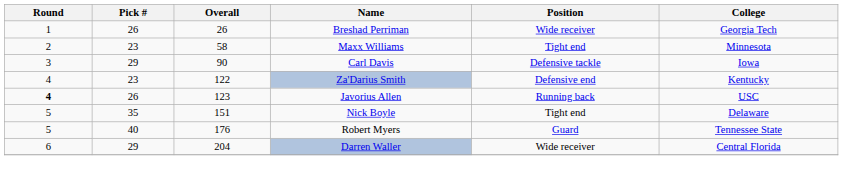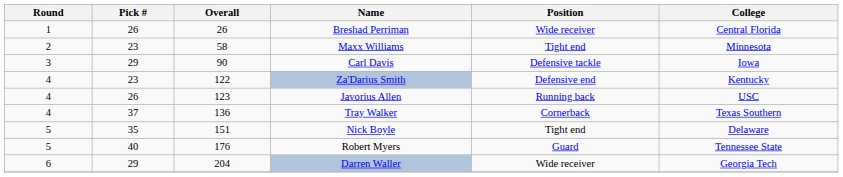(749, 29) Georgia Tech -> (749, 29) Central Florida
(48, 96) bold -> (48, 96) normal
+ row: (371, 113)
(749, 146) Central Florida -> (749, 163) Georgia Tech
